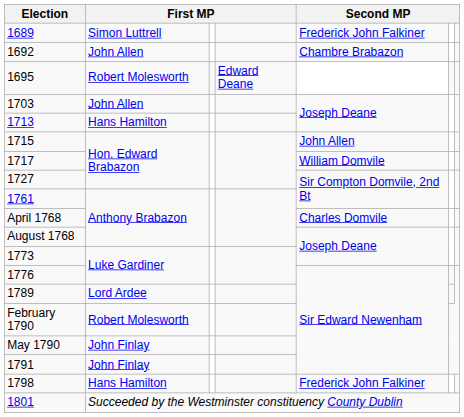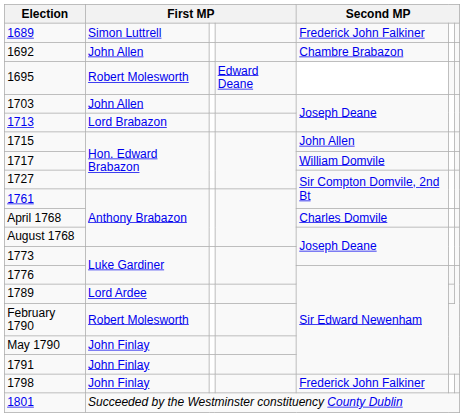(127, 122) Hans Hamilton -> (127, 122) Lord Brabazon
(127, 383) Hans Hamilton -> (119, 383) John Finlay
